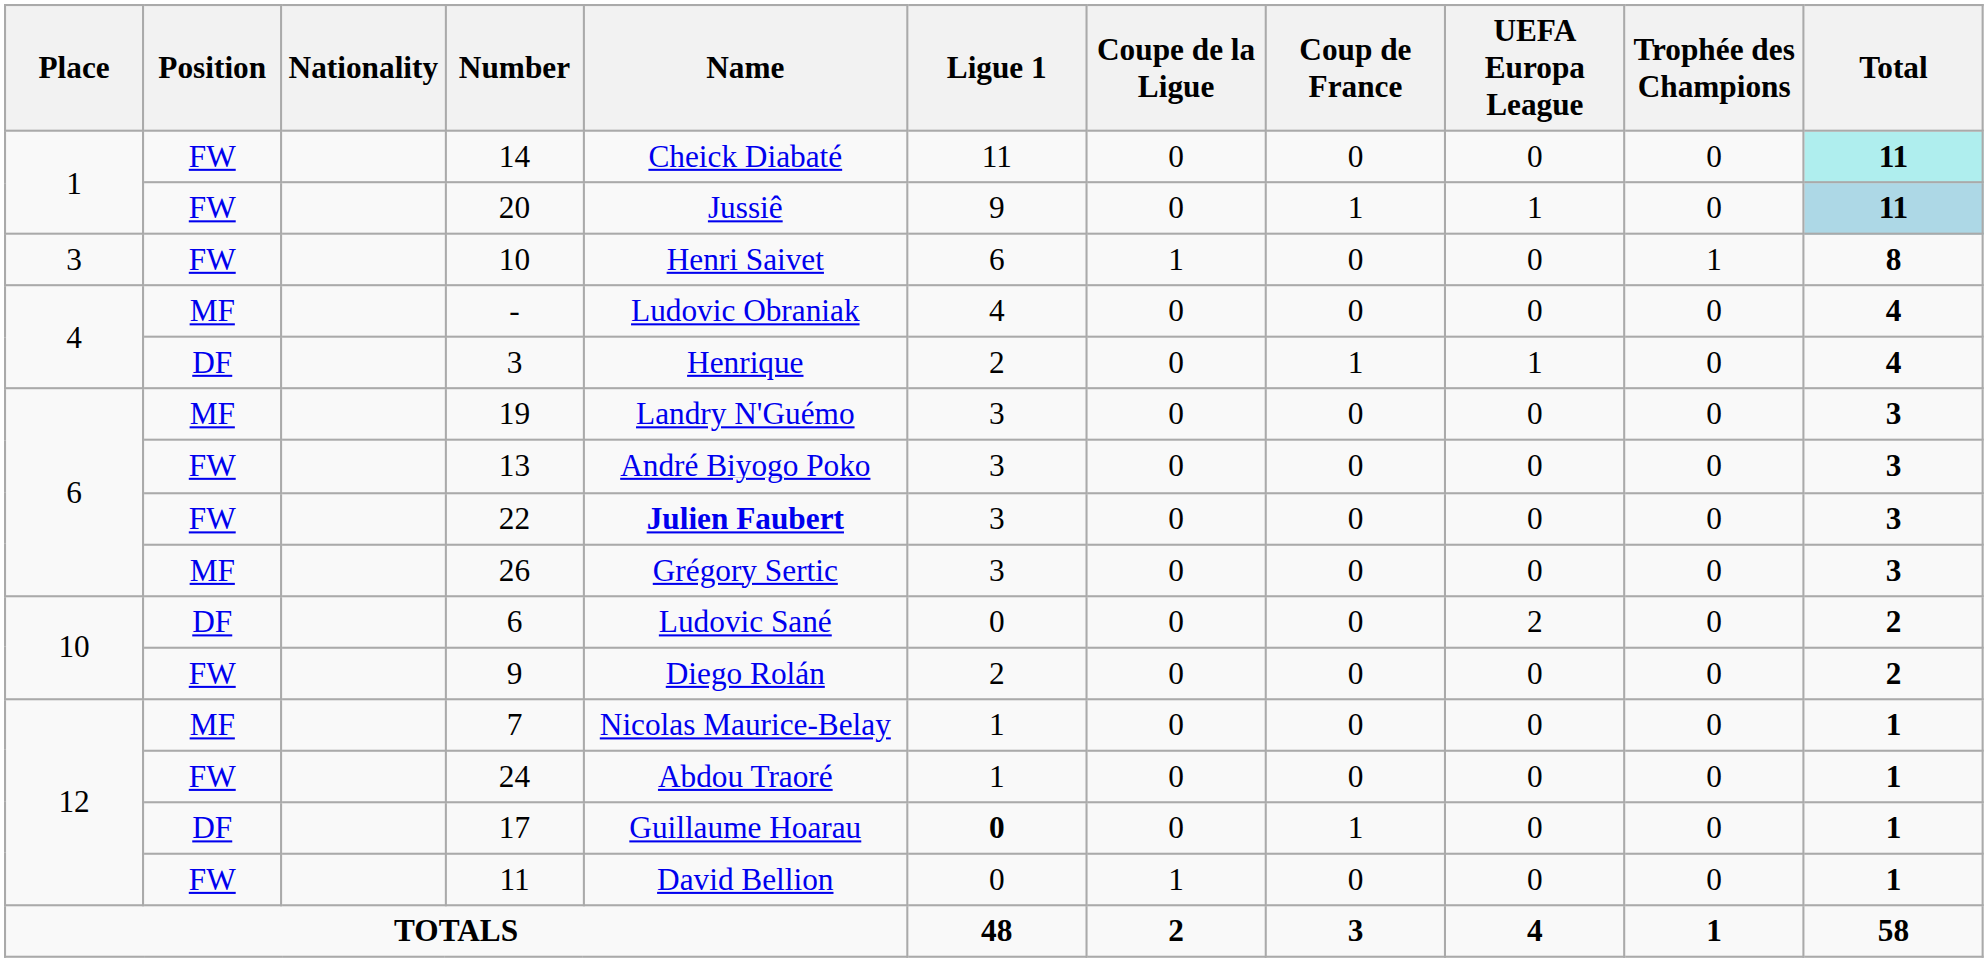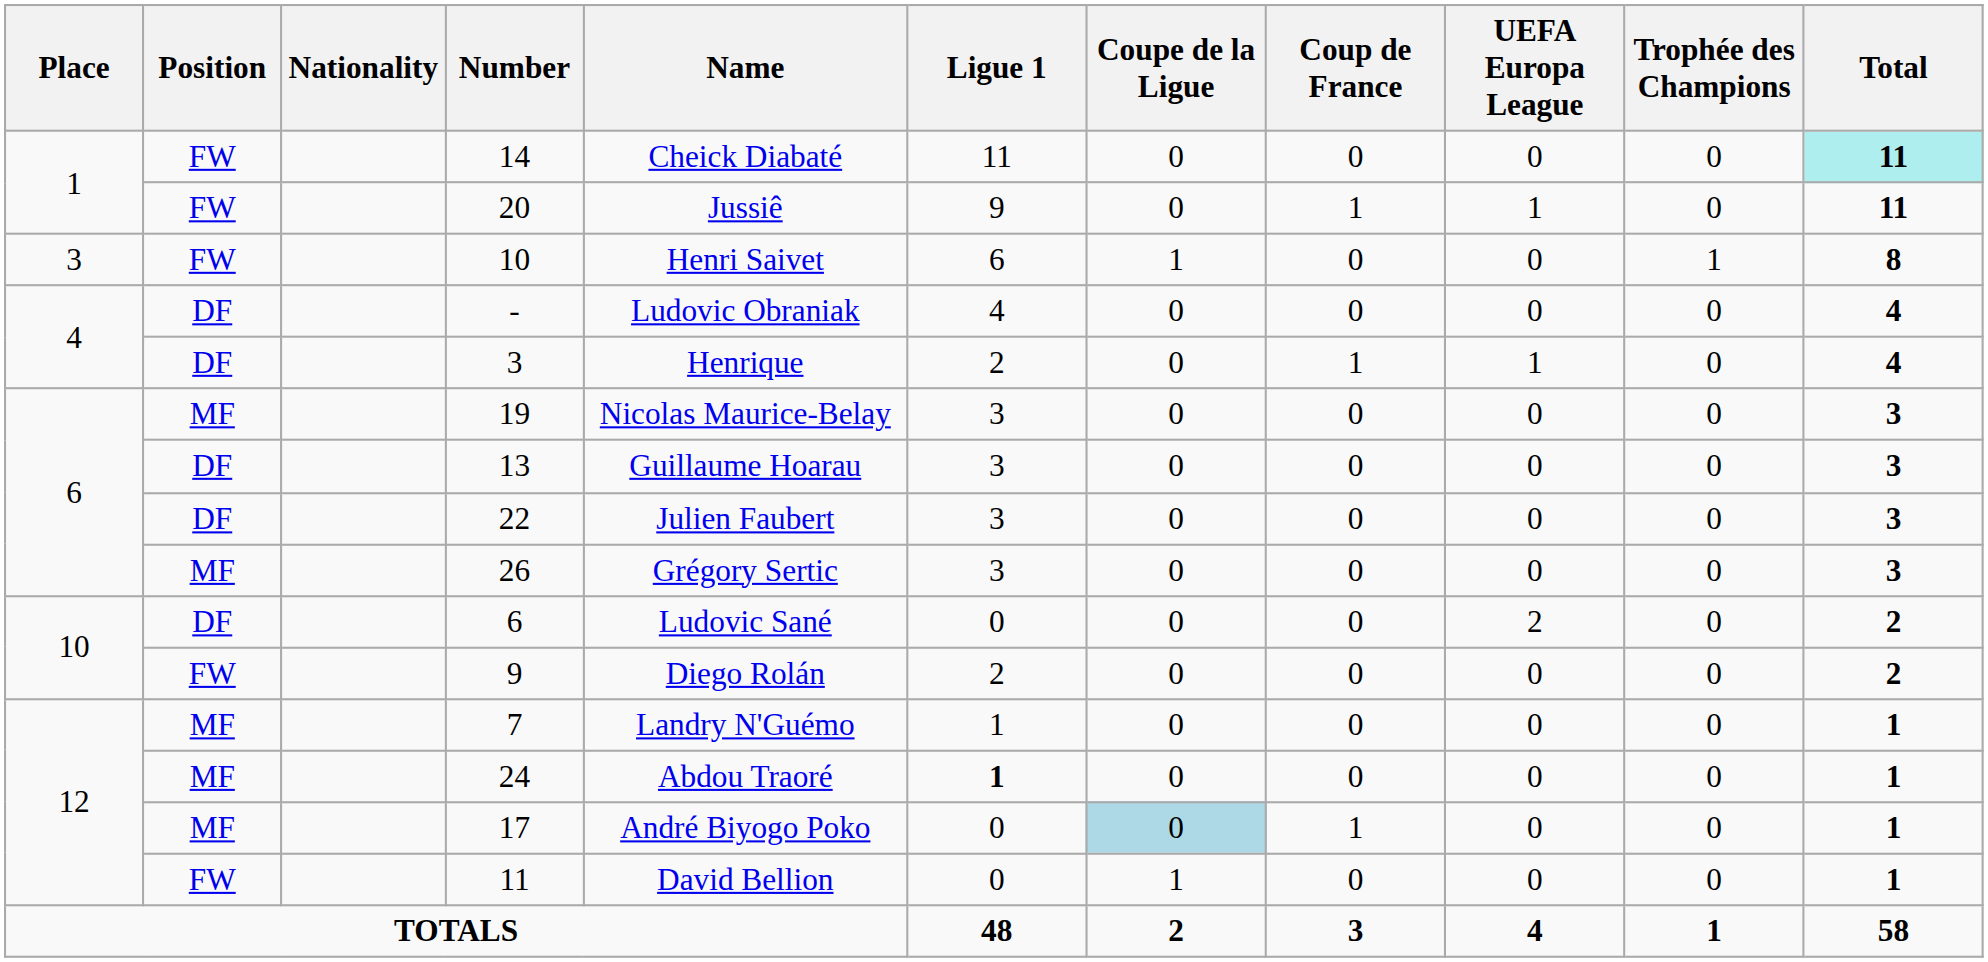(1893, 207) lightblue background -> (1893, 207) no background
(212, 311) MF -> (212, 311) DF
(745, 414) Landry N'Guémo -> (745, 414) Nicolas Maurice-Belay
(212, 466) FW -> (212, 466) DF
(745, 466) André Biyogo Poko -> (745, 466) Guillaume Hoarau
(212, 517) FW -> (212, 517) DF
(745, 517) bold -> (745, 517) normal
(745, 724) Nicolas Maurice-Belay -> (745, 724) Landry N'Guémo
(212, 775) FW -> (212, 775) MF
(997, 775) normal -> (997, 775) bold
(212, 827) DF -> (212, 827) MF
(745, 827) Guillaume Hoarau -> (745, 827) André Biyogo Poko
(997, 827) bold -> (997, 827) normal
(1176, 827) no background -> (1176, 827) lightblue background
